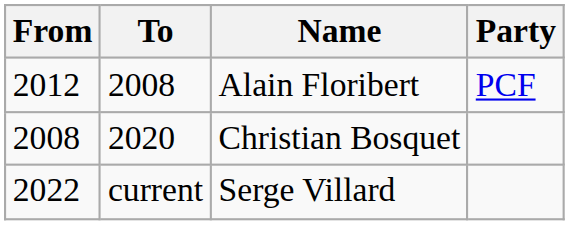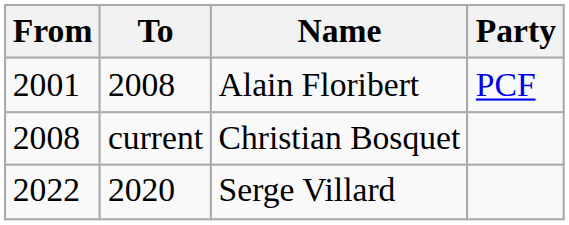(46, 84) 2012 -> (46, 84) 2001
(142, 137) 2020 -> (155, 137) current
(155, 191) current -> (142, 191) 2020
